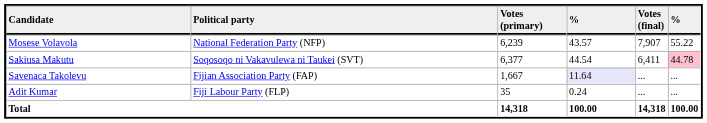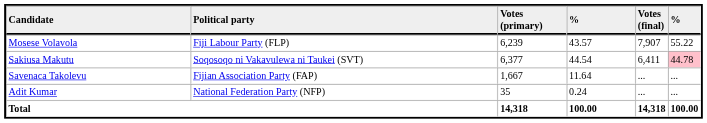(259, 43) National Federation Party (NFP) -> (241, 43) Fiji Labour Party (FLP)
(580, 76) lavender background -> (580, 76) no background
(241, 92) Fiji Labour Party (FLP) -> (259, 92) National Federation Party (NFP)
